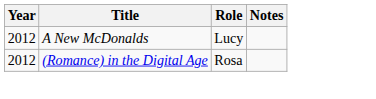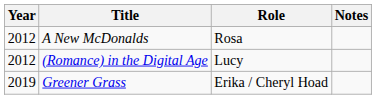(229, 37) Lucy -> (228, 37) Rosa
(228, 60) Rosa -> (229, 60) Lucy
+ row: (84, 82)
